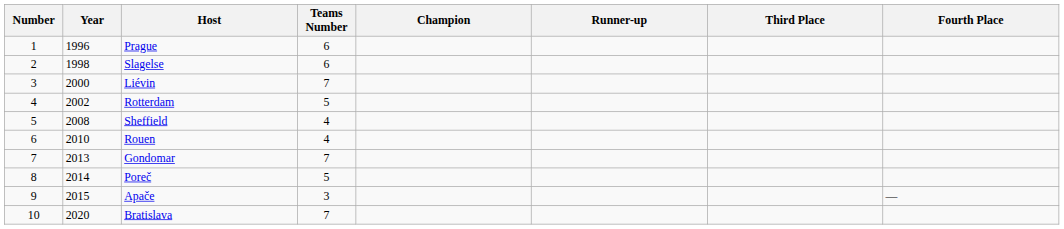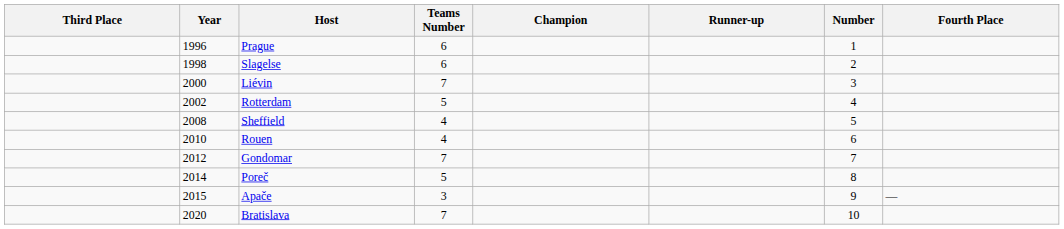columns swapped: (34, 20) <-> (795, 20)
(77, 158) 2013 -> (195, 158) 2012
